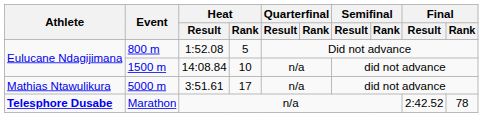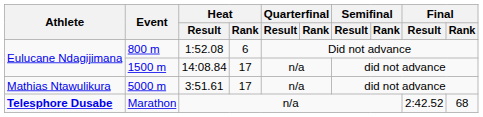(245, 49) 5 -> (245, 49) 6
(245, 67) 10 -> (245, 67) 17
(462, 104) 78 -> (462, 104) 68
